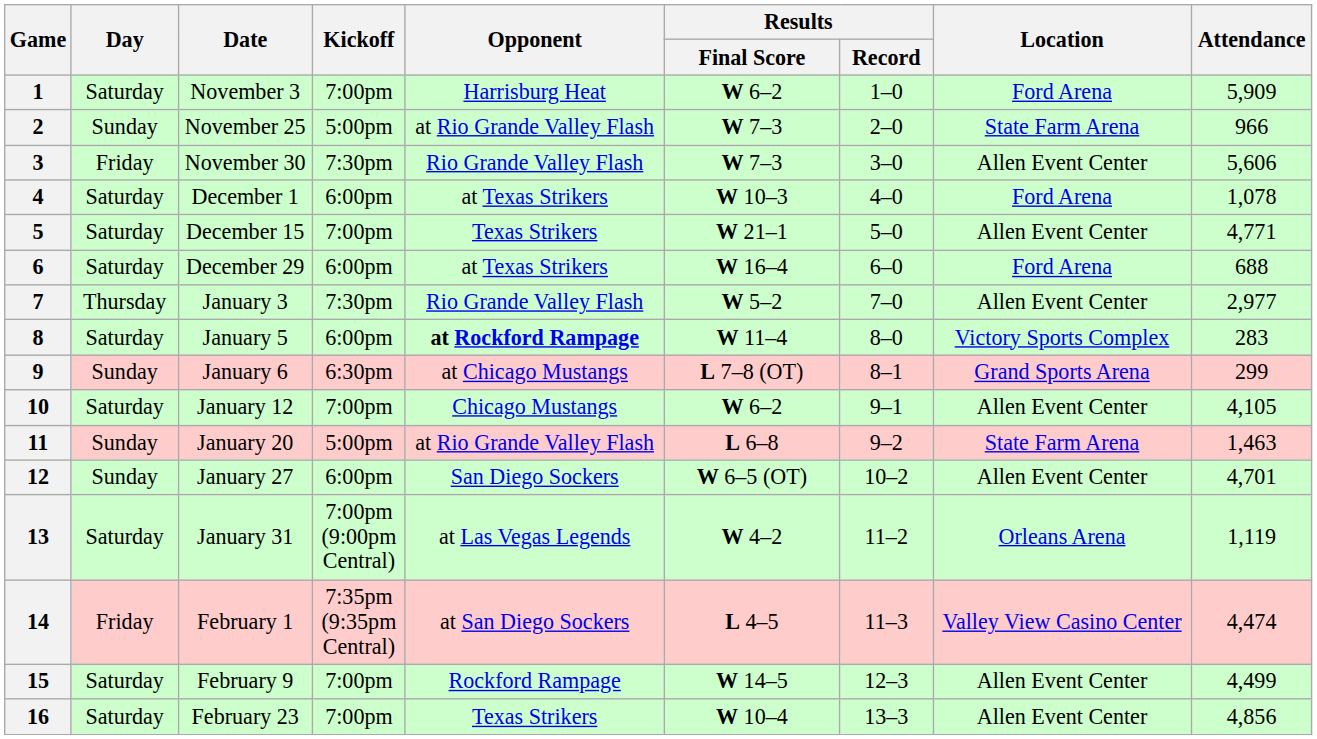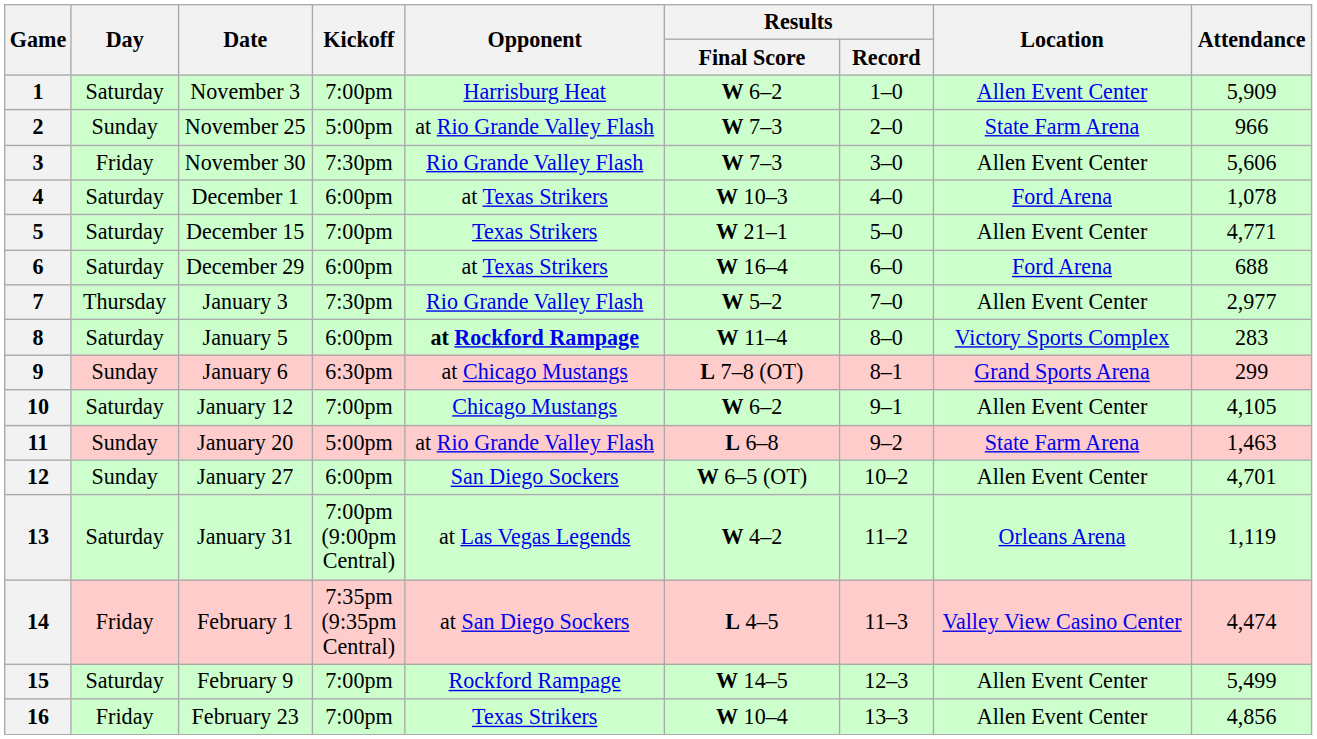(1062, 92) Ford Arena -> (1062, 92) Allen Event Center
(1252, 681) 4,499 -> (1252, 681) 5,499
(125, 716) Saturday -> (125, 716) Friday
